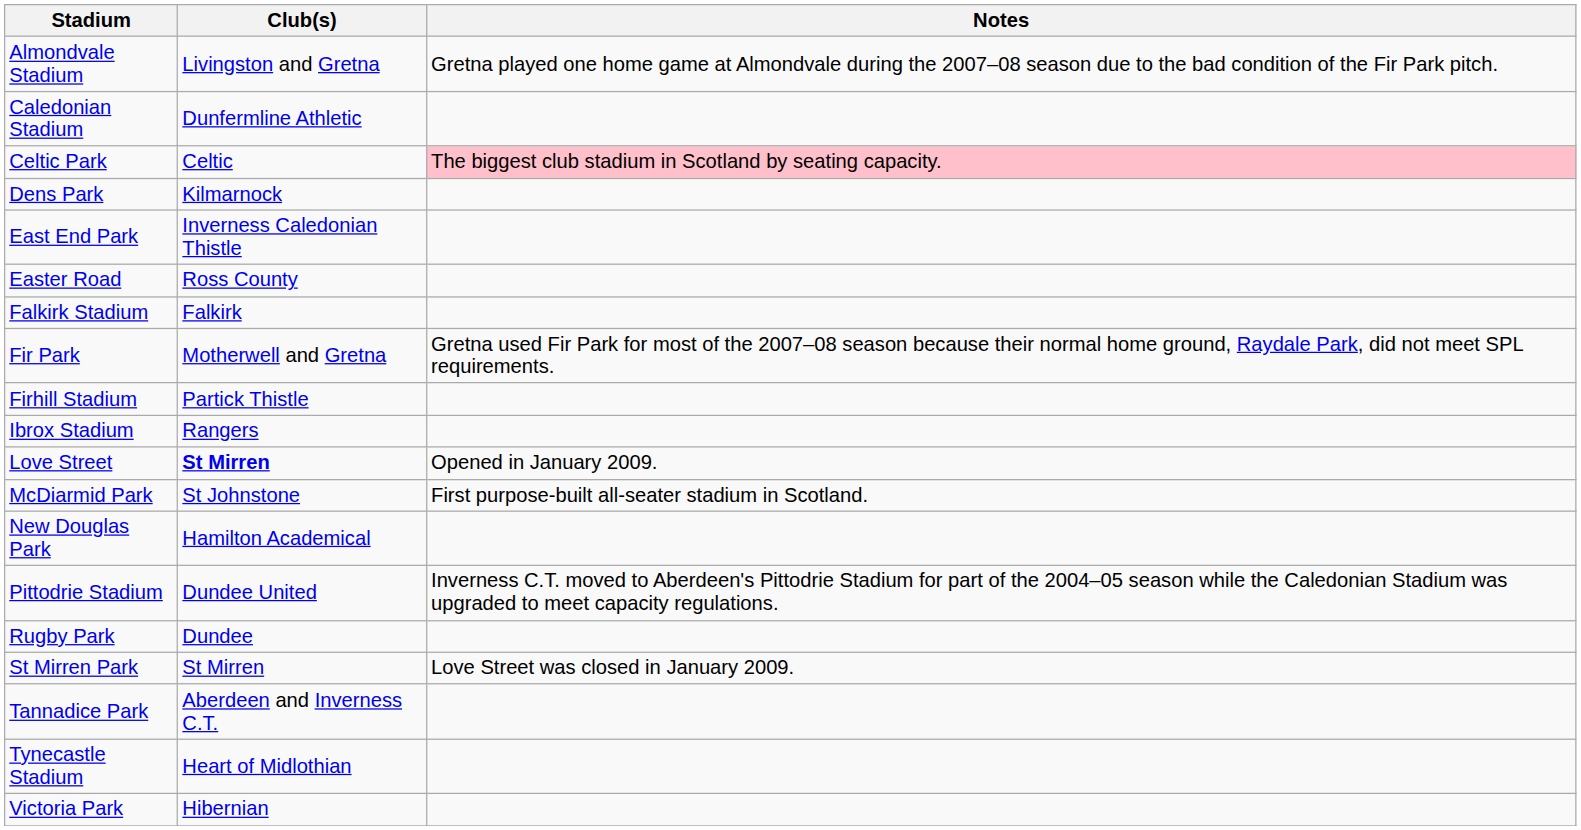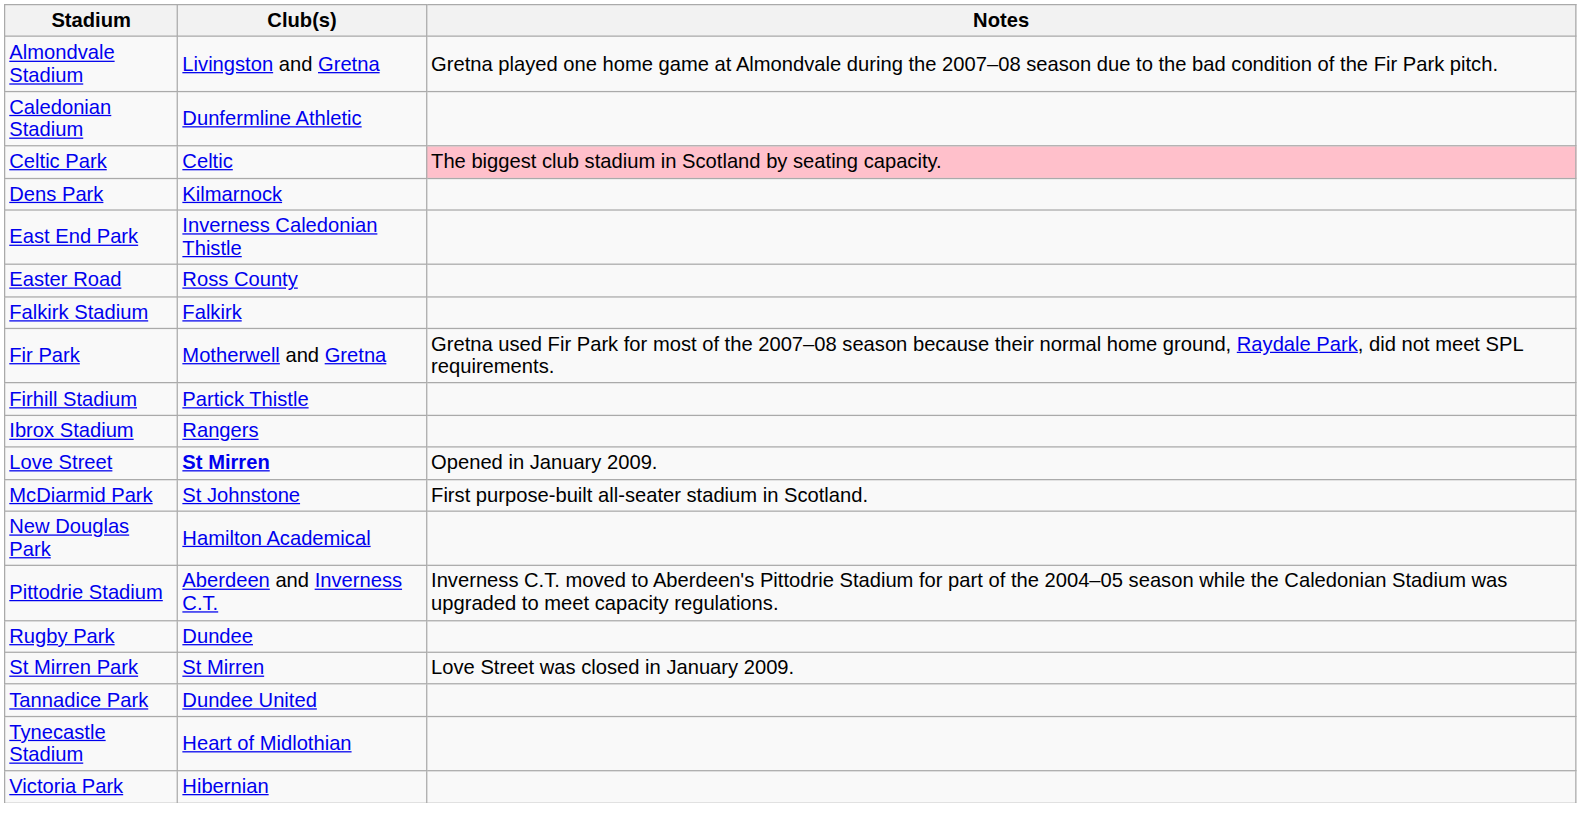(250, 592) Dundee United -> (292, 592) Aberdeen and Inverness C.T.
(292, 711) Aberdeen and Inverness C.T. -> (250, 700) Dundee United
